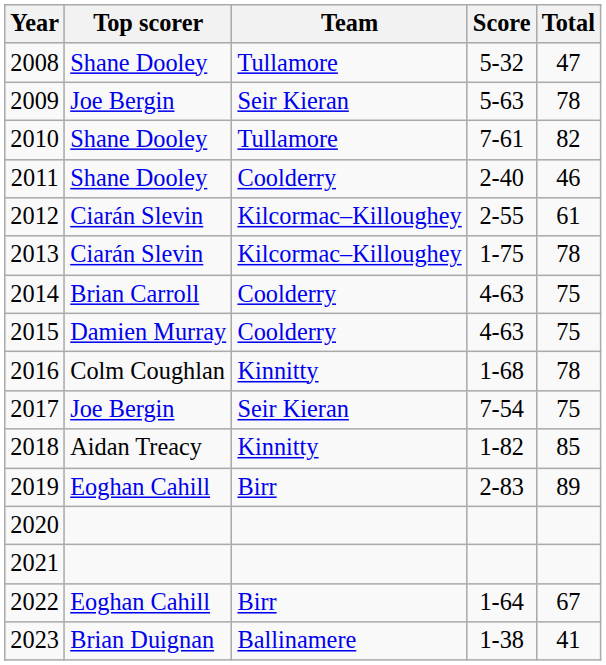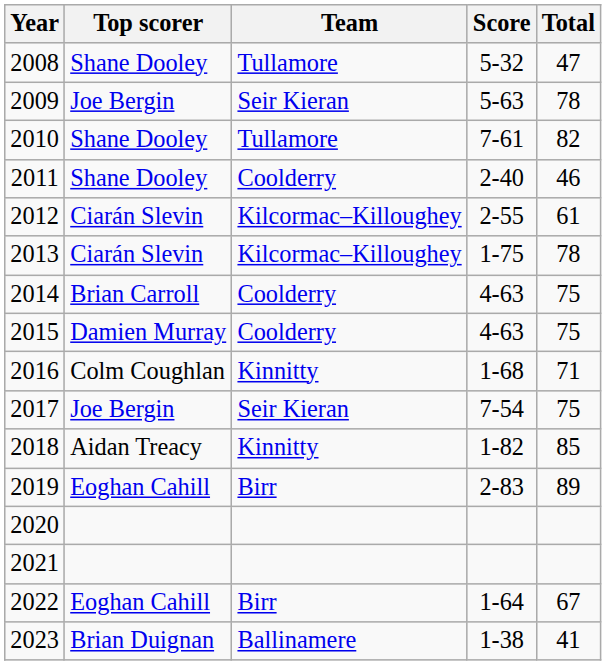(568, 370) 78 -> (568, 370) 71
